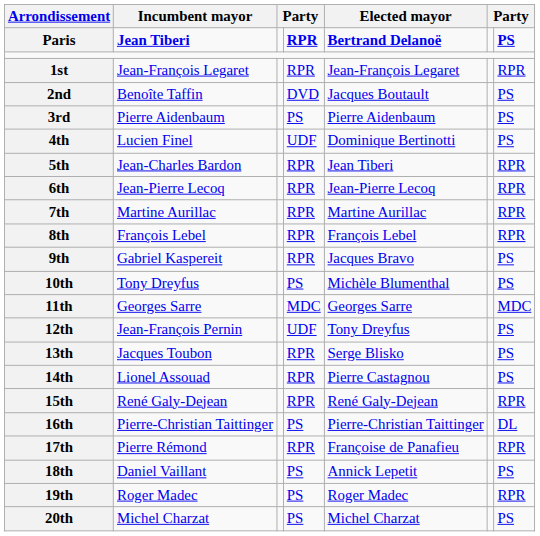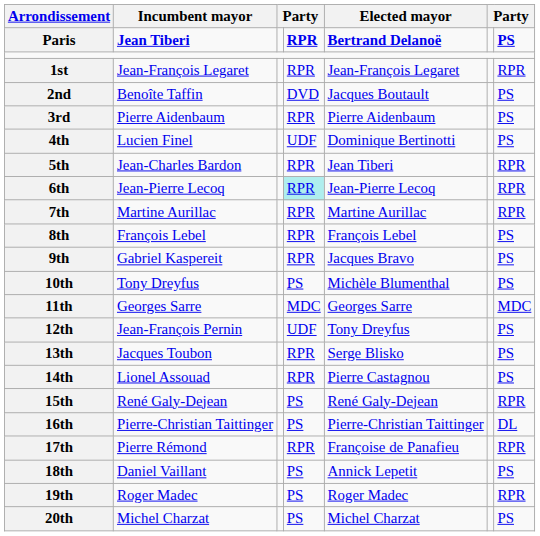(295, 117) PS -> (301, 117) RPR
(301, 188) no background -> (301, 188) paleturquoise background
(511, 235) RPR -> (506, 235) PS
(301, 400) RPR -> (295, 400) PS
